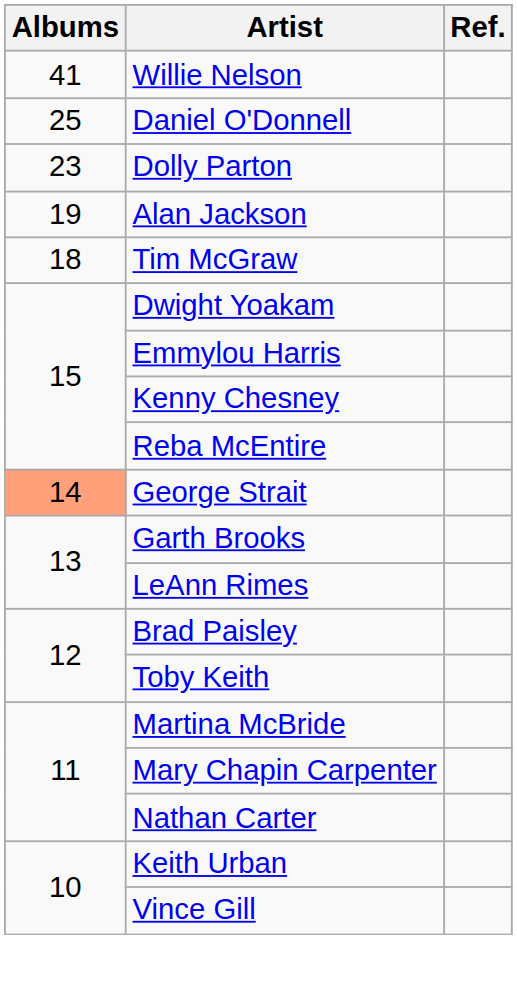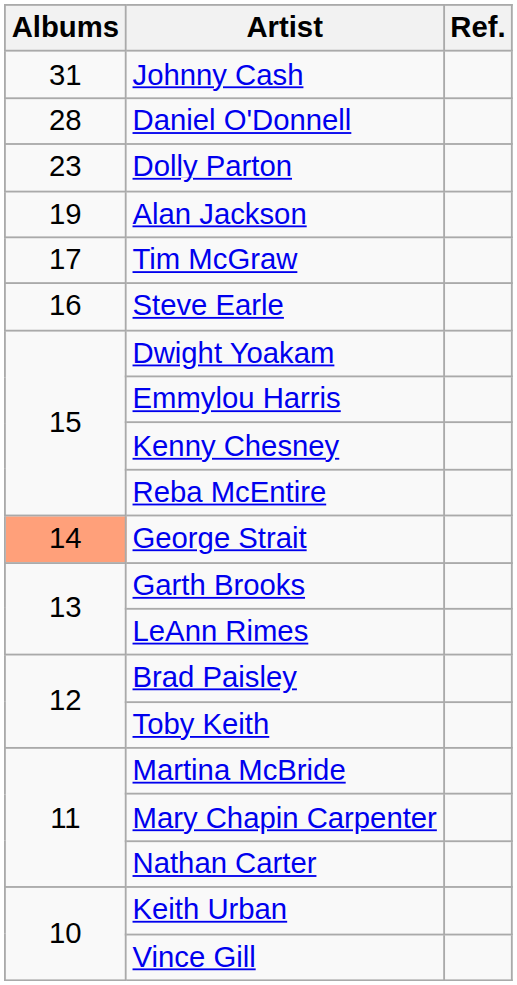- row: (217, 74)
+ row: (218, 74)
(65, 120) 25 -> (65, 120) 28
(65, 259) 18 -> (65, 259) 17
+ row: (208, 306)
